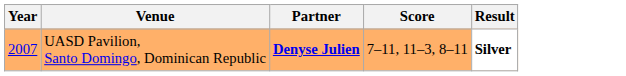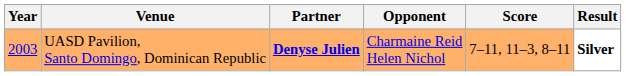+ column: (415, 17)
(23, 49) 2007 -> (23, 49) 2003
